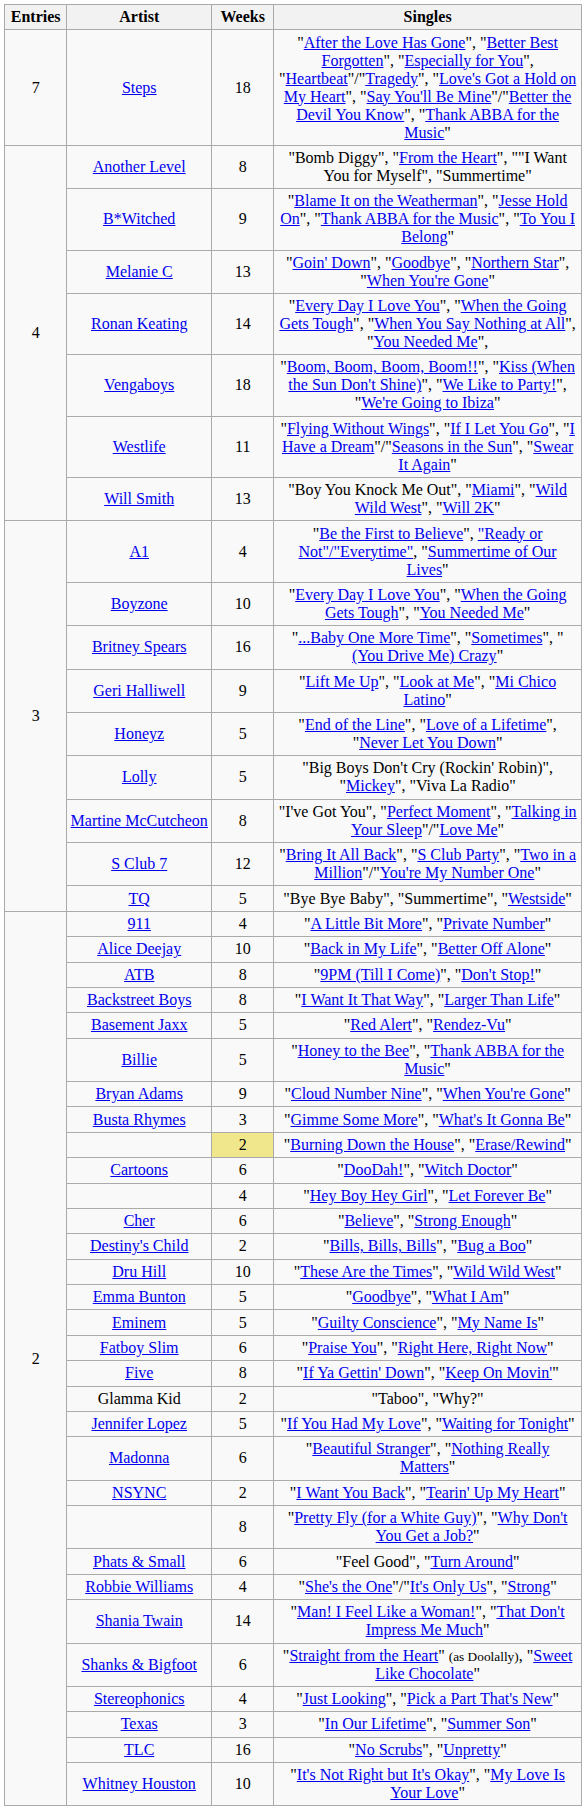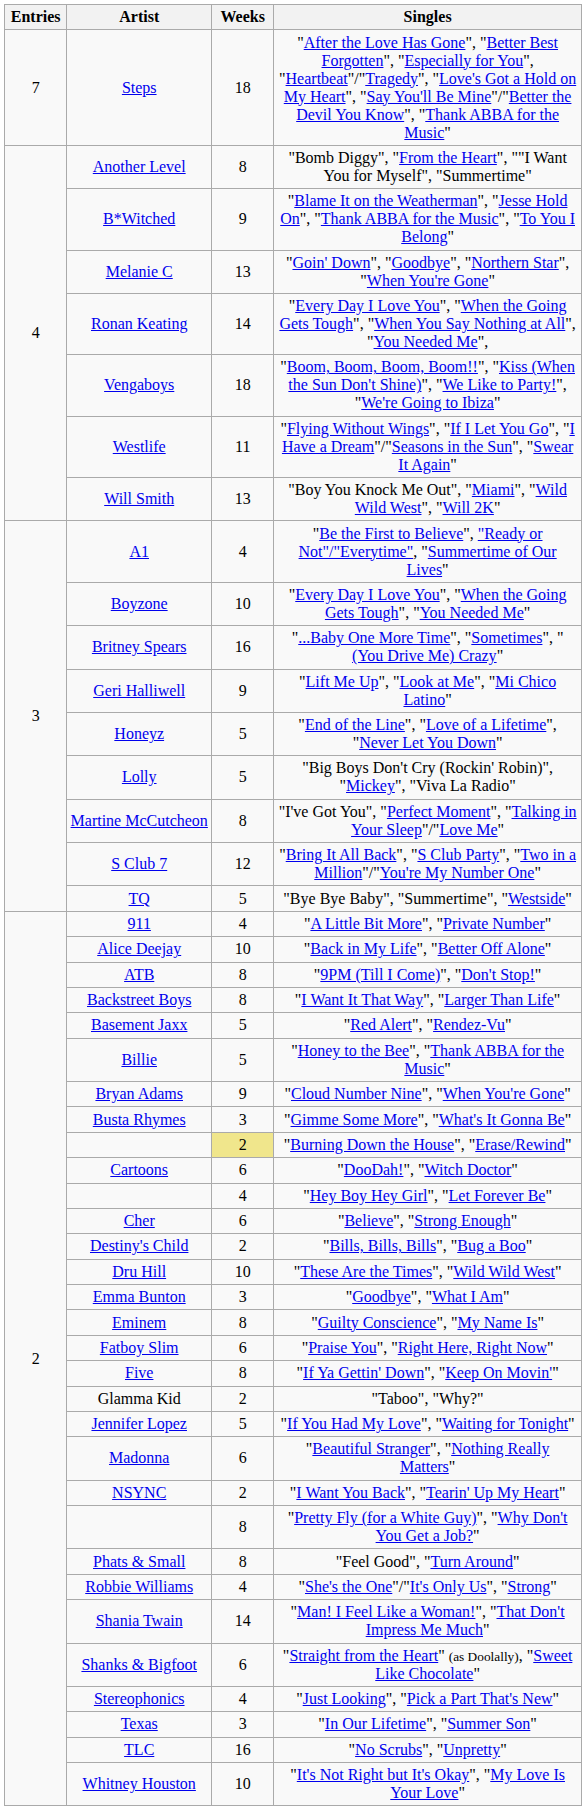(243, 1297) 5 -> (243, 1297) 3
(243, 1322) 5 -> (243, 1322) 8
(243, 1561) 6 -> (243, 1561) 8
